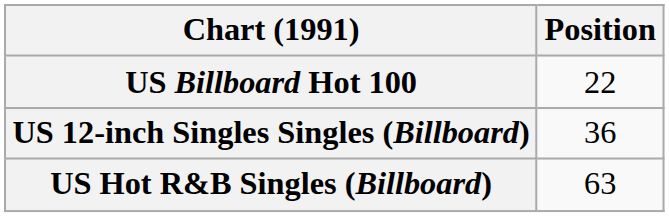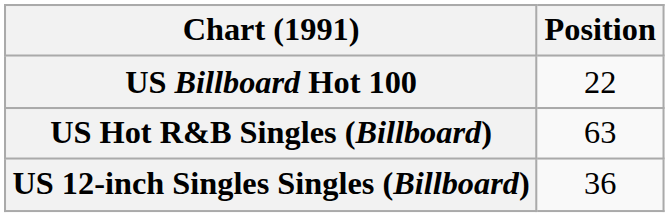rows swapped: (271, 132) <-> (271, 183)
